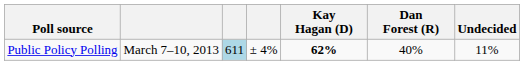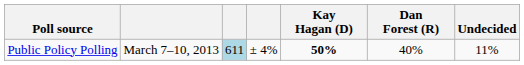(324, 49) 62% -> (324, 49) 50%
